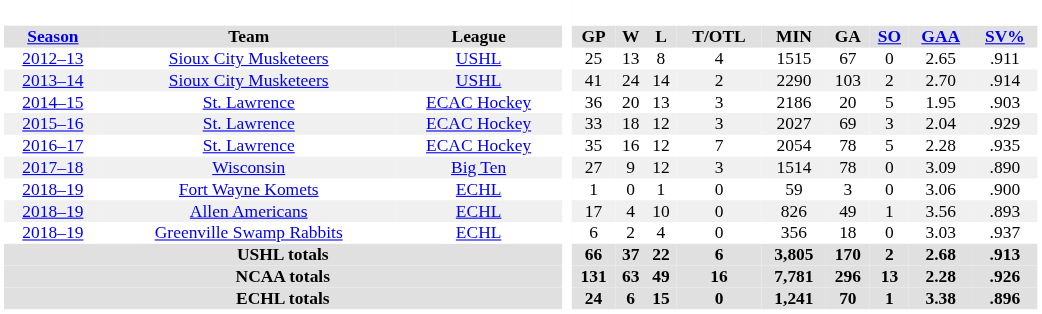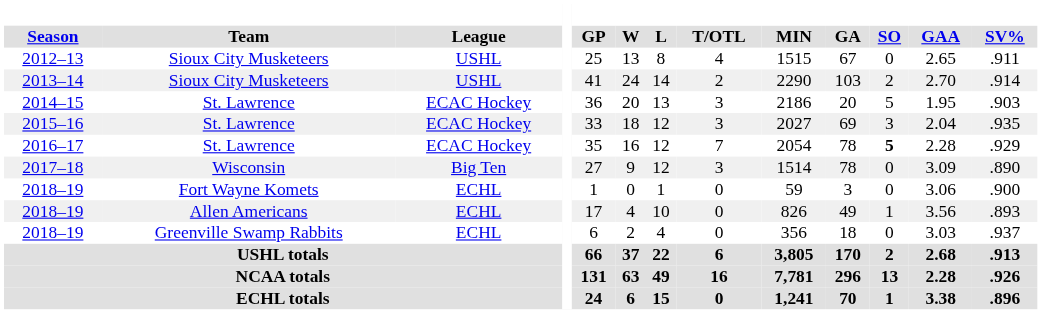(1005, 123) .929 -> (1005, 123) .935
(889, 145) normal -> (889, 145) bold
(1005, 145) .935 -> (1005, 145) .929
